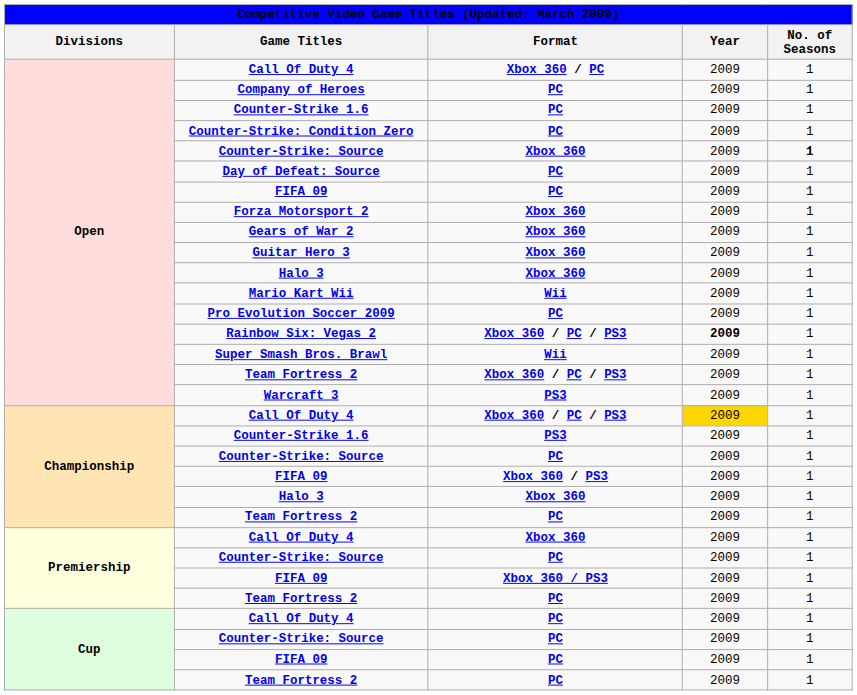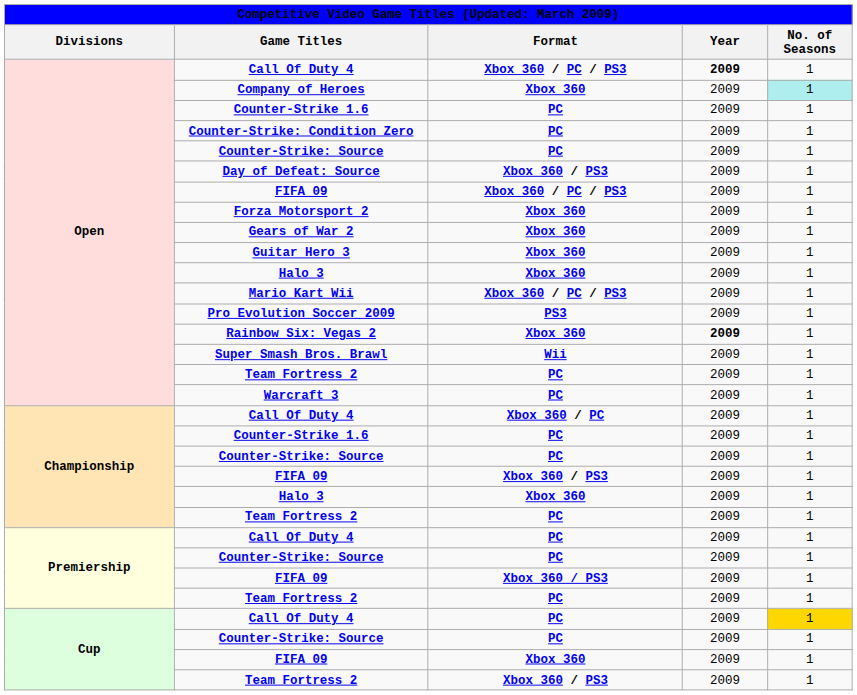(555, 70) Xbox 360 / PC -> (555, 70) Xbox 360 / PC / PS3
(725, 70) normal -> (725, 70) bold
(555, 90) PC -> (555, 90) Xbox 360
(810, 90) no background -> (810, 90) paleturquoise background
(555, 151) Xbox 360 -> (555, 151) PC
(810, 151) bold -> (810, 151) normal
(555, 171) PC -> (555, 171) Xbox 360 / PS3
(555, 192) PC -> (555, 192) Xbox 360 / PC / PS3
(555, 293) Wii -> (555, 293) Xbox 360 / PC / PS3
(555, 314) PC -> (555, 314) PS3
(555, 334) Xbox 360 / PC / PS3 -> (555, 334) Xbox 360
(555, 375) Xbox 360 / PC / PS3 -> (555, 375) PC
(555, 395) PS3 -> (555, 395) PC
(555, 416) Xbox 360 / PC / PS3 -> (555, 416) Xbox 360 / PC
(725, 416) gold background -> (725, 416) no background
(555, 436) PS3 -> (555, 436) PC
(555, 538) Xbox 360 -> (555, 538) PC
(810, 619) no background -> (810, 619) gold background
(555, 660) PC -> (555, 660) Xbox 360
(555, 680) PC -> (555, 680) Xbox 360 / PS3
